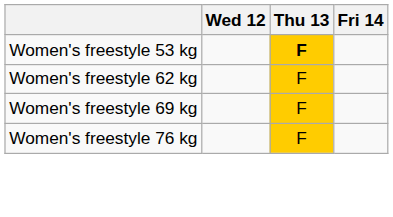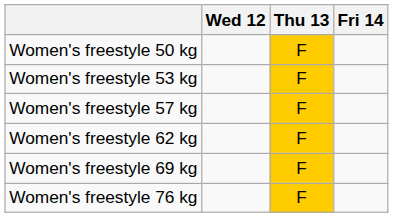+ row: (103, 49)
(302, 49) bold -> (302, 79) normal
+ row: (103, 109)
